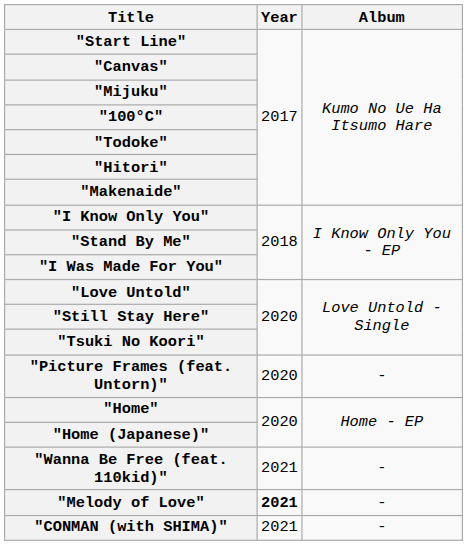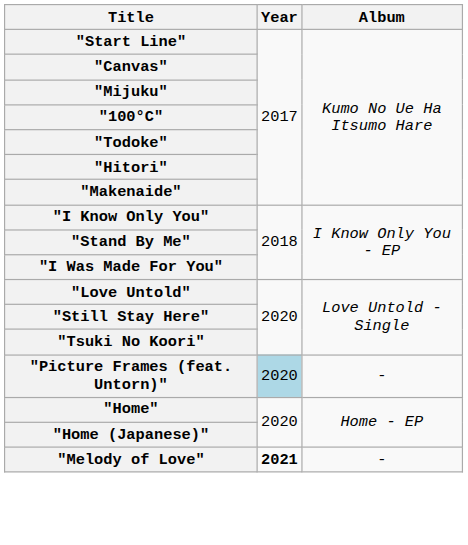(279, 376) no background -> (279, 376) lightblue background
- row: (131, 469)
- row: (131, 528)
